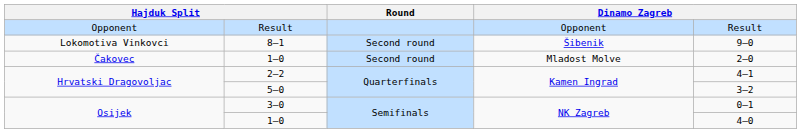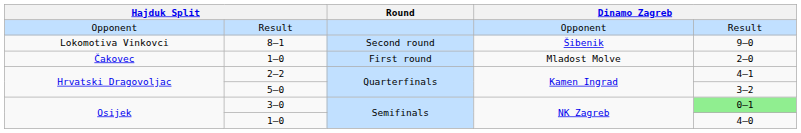(400, 58) Second round -> (400, 58) First round
(745, 105) no background -> (745, 105) lightgreen background
